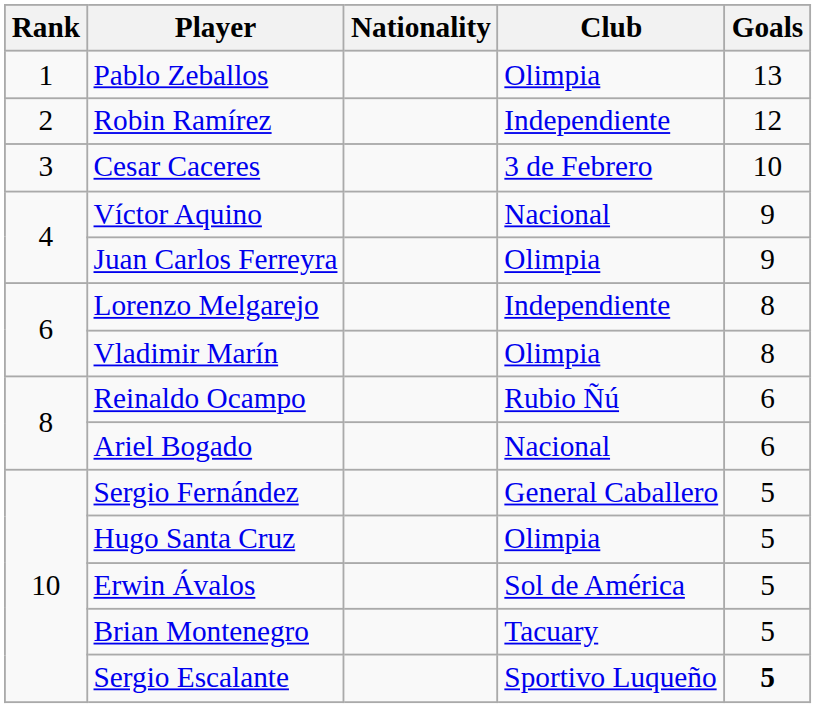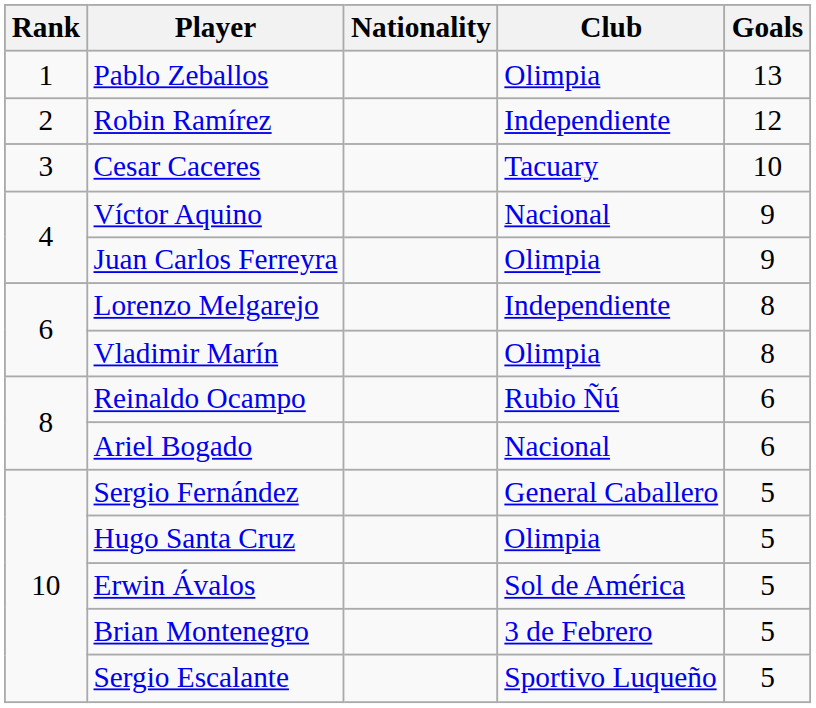(578, 167) 3 de Febrero -> (551, 167) Tacuary
(551, 631) Tacuary -> (578, 631) 3 de Febrero
(767, 677) bold -> (767, 677) normal
